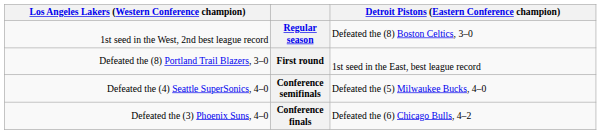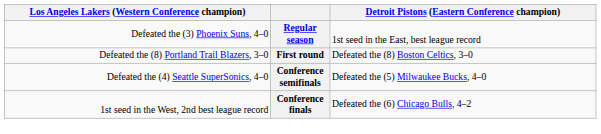(184, 40) 1st seed in the West, 2nd best league record -> (200, 34) Defeated the (3) Phoenix Suns, 4–0
(402, 34) Defeated the (8) Boston Celtics, 3–0 -> (406, 40) 1st seed in the East, best league record
(406, 67) 1st seed in the East, best league record -> (402, 56) Defeated the (8) Boston Celtics, 3–0
(200, 116) Defeated the (3) Phoenix Suns, 4–0 -> (184, 110) 1st seed in the West, 2nd best league record
